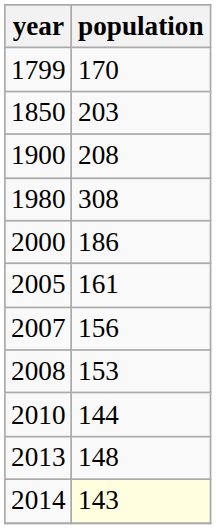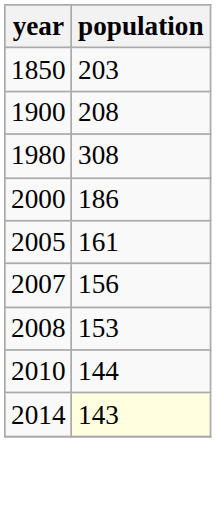- row: (38, 69)
- row: (38, 457)
